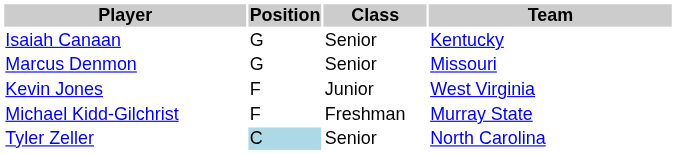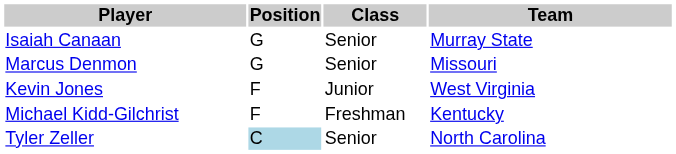(467, 40) Kentucky -> (481, 40) Murray State
(481, 113) Murray State -> (467, 113) Kentucky
